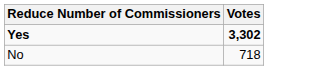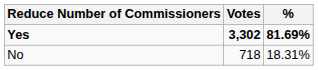+ column: (288, 14)
